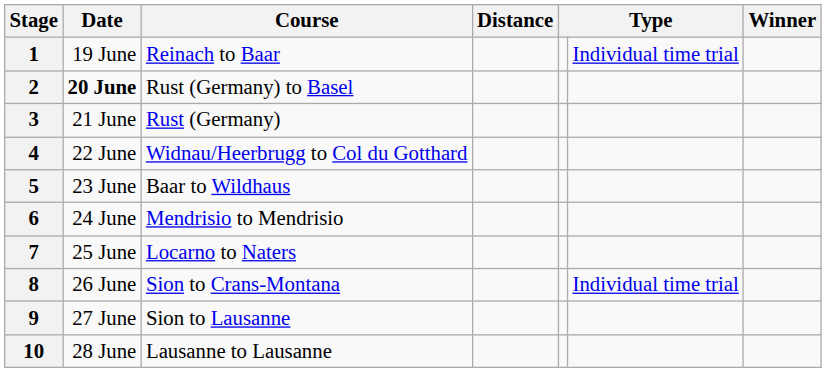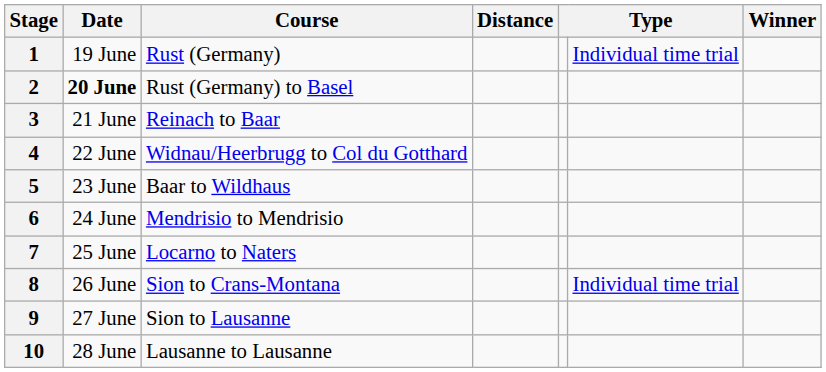(213, 53) Reinach to Baar -> (213, 53) Rust (Germany)
(213, 119) Rust (Germany) -> (213, 119) Reinach to Baar
